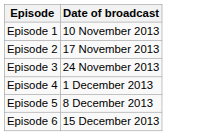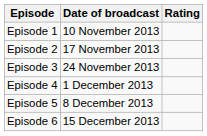+ column: (182, 13)
